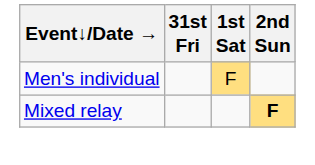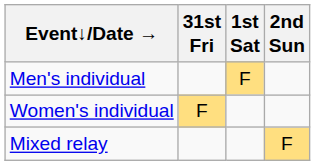+ row: (92, 111)
(273, 111) bold -> (287, 144) normal
